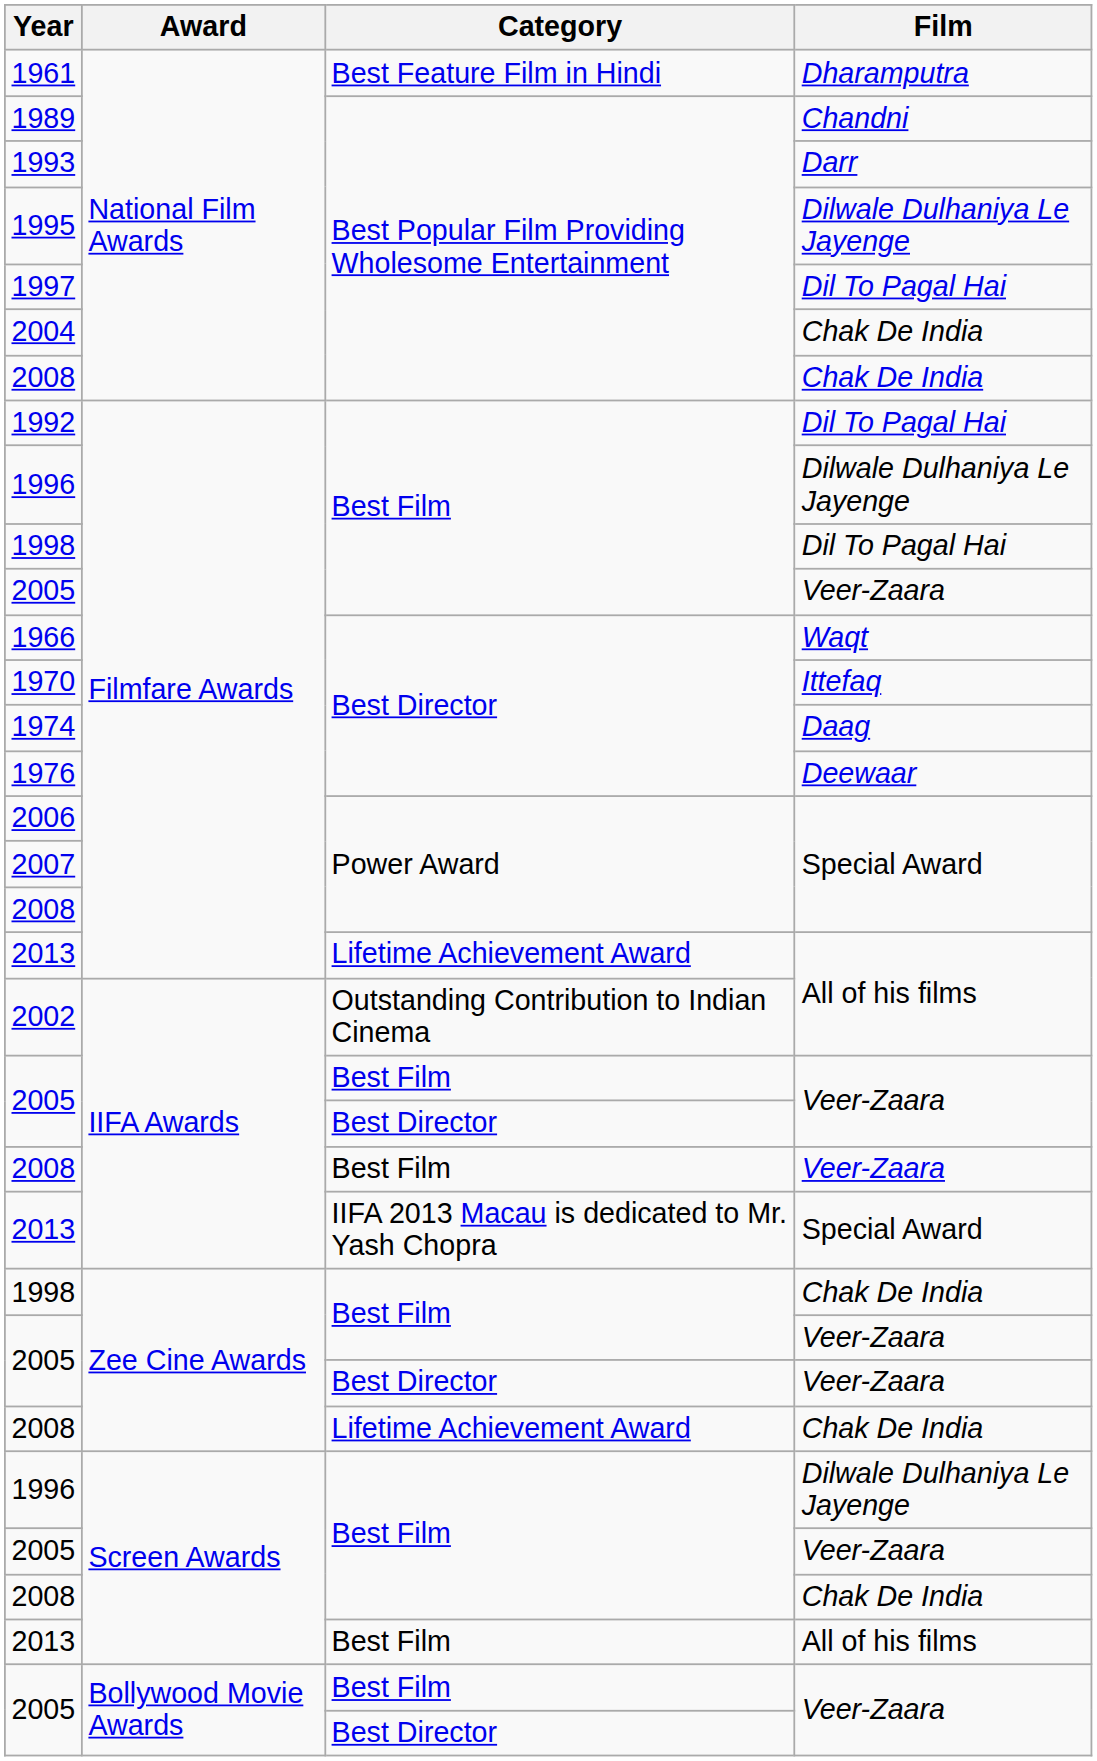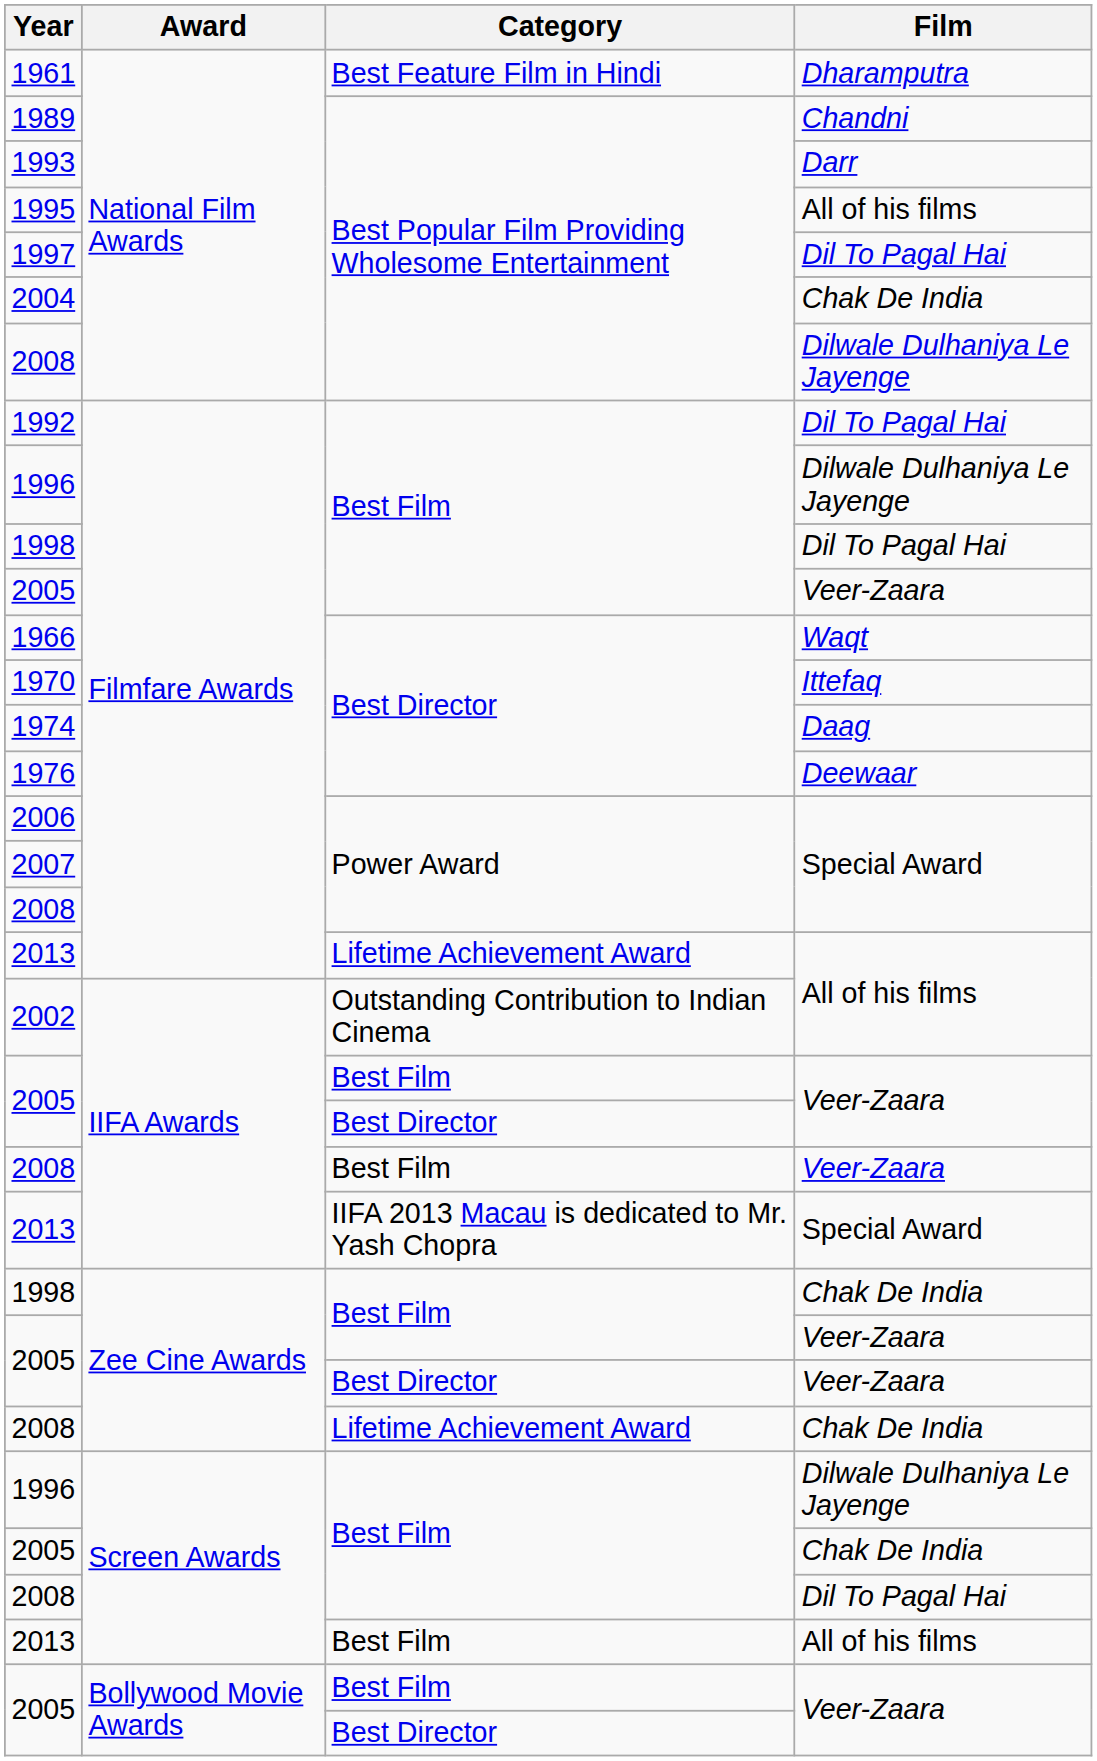(935, 225) Dilwale Dulhaniya Le Jayenge -> (889, 208) All of his films
(892, 377) Chak De India -> (935, 361) Dilwale Dulhaniya Le Jayenge
(873, 1550) Veer-Zaara -> (892, 1550) Chak De India
(892, 1596) Chak De India -> (904, 1596) Dil To Pagal Hai
